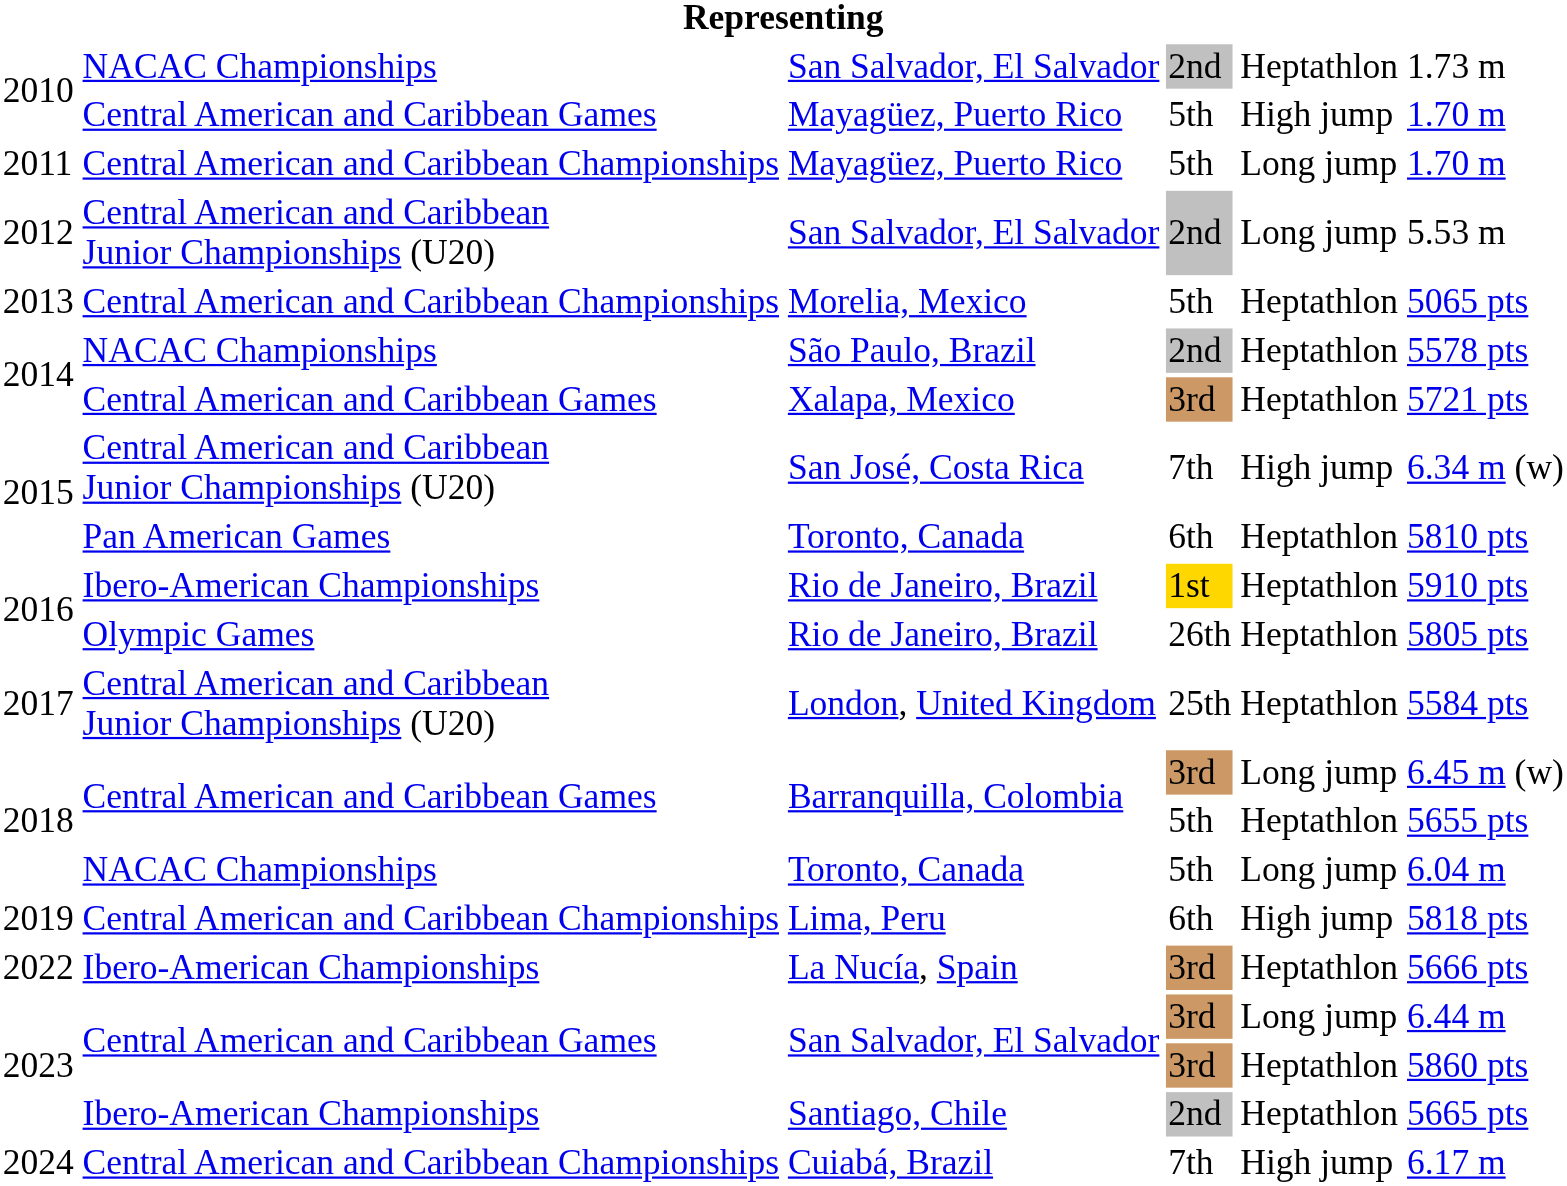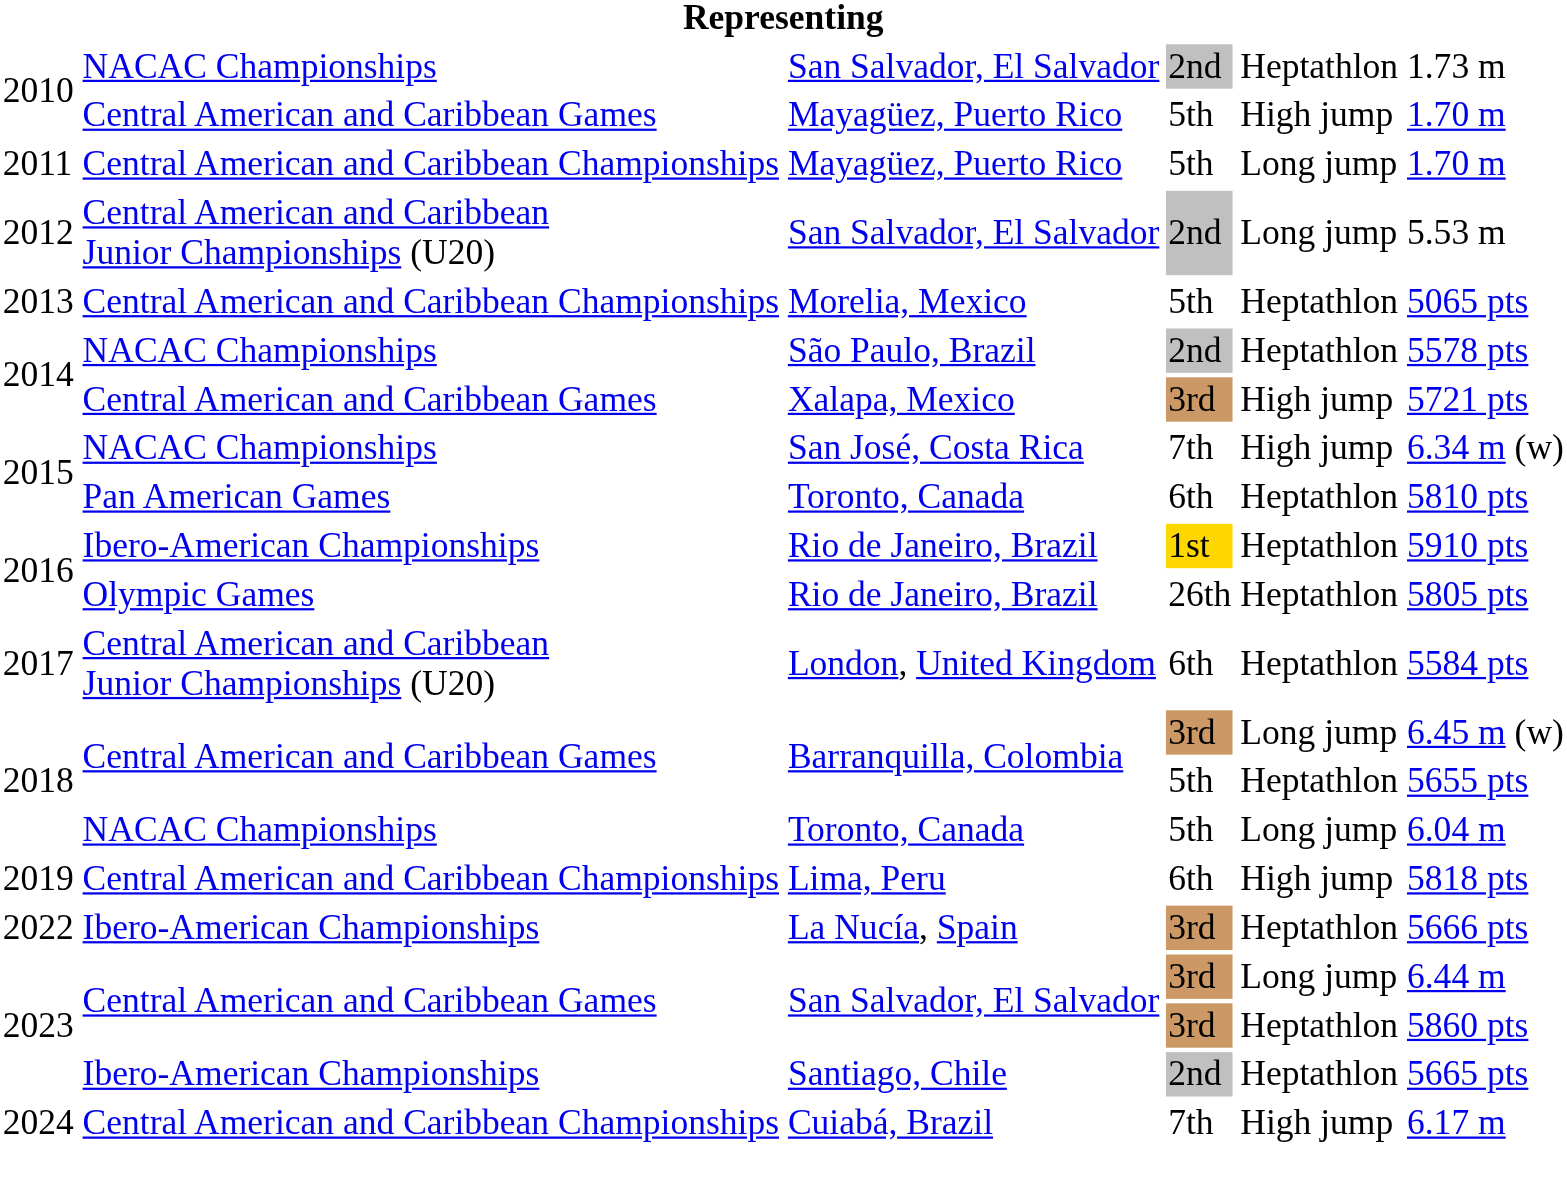(1319, 398) Heptathlon -> (1317, 398) High jump
(316, 467) Central American and Caribbean Junior Championships (U20) -> (260, 447) NACAC Championships
(1200, 703) 25th -> (1191, 663) 6th
